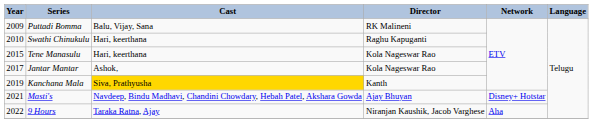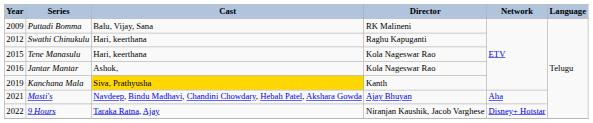(15, 40) 2010 -> (15, 40) 2012
(15, 69) 2017 -> (15, 69) 2016
(517, 97) Disney+ Hotstar -> (496, 97) Aha
(496, 111) Aha -> (517, 111) Disney+ Hotstar
